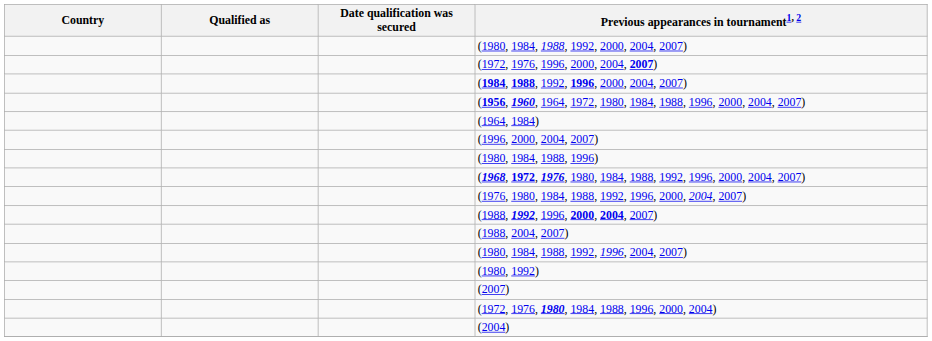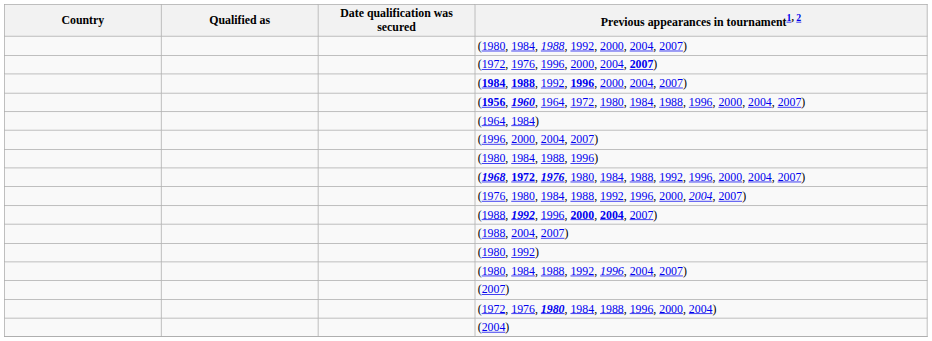rows swapped: (582, 252) <-> (508, 271)
